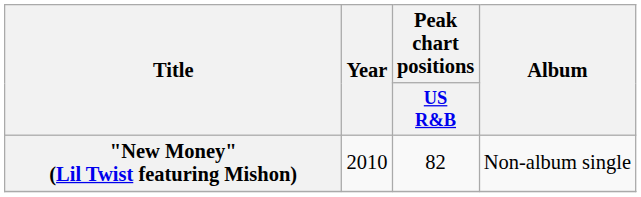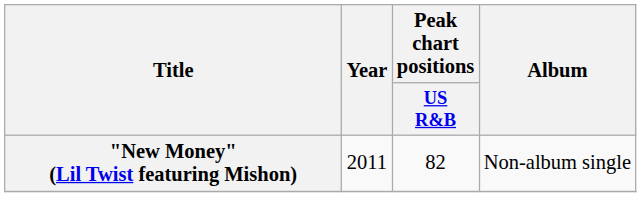(367, 162) 2010 -> (367, 162) 2011
